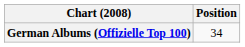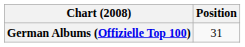(216, 32) 34 -> (216, 32) 31
